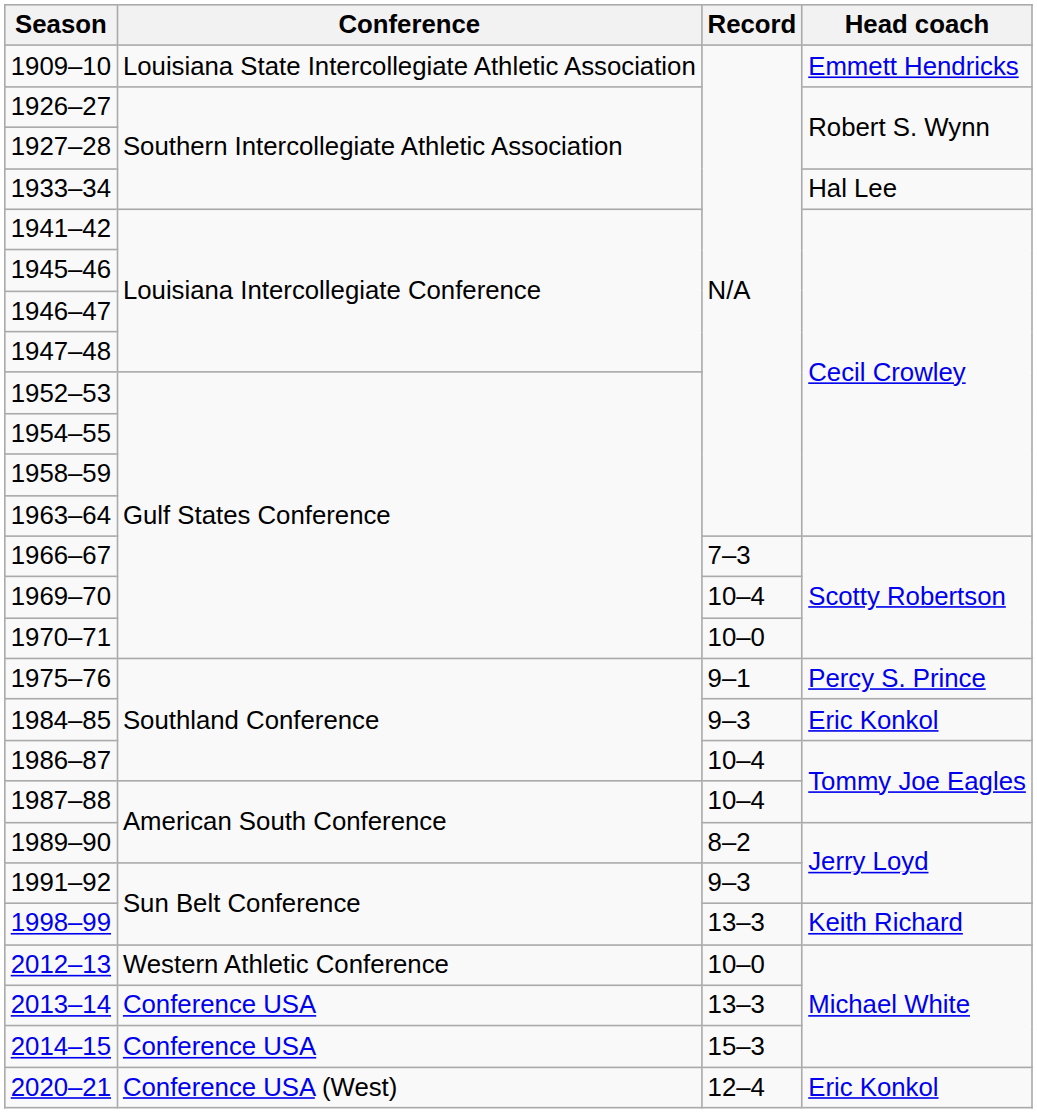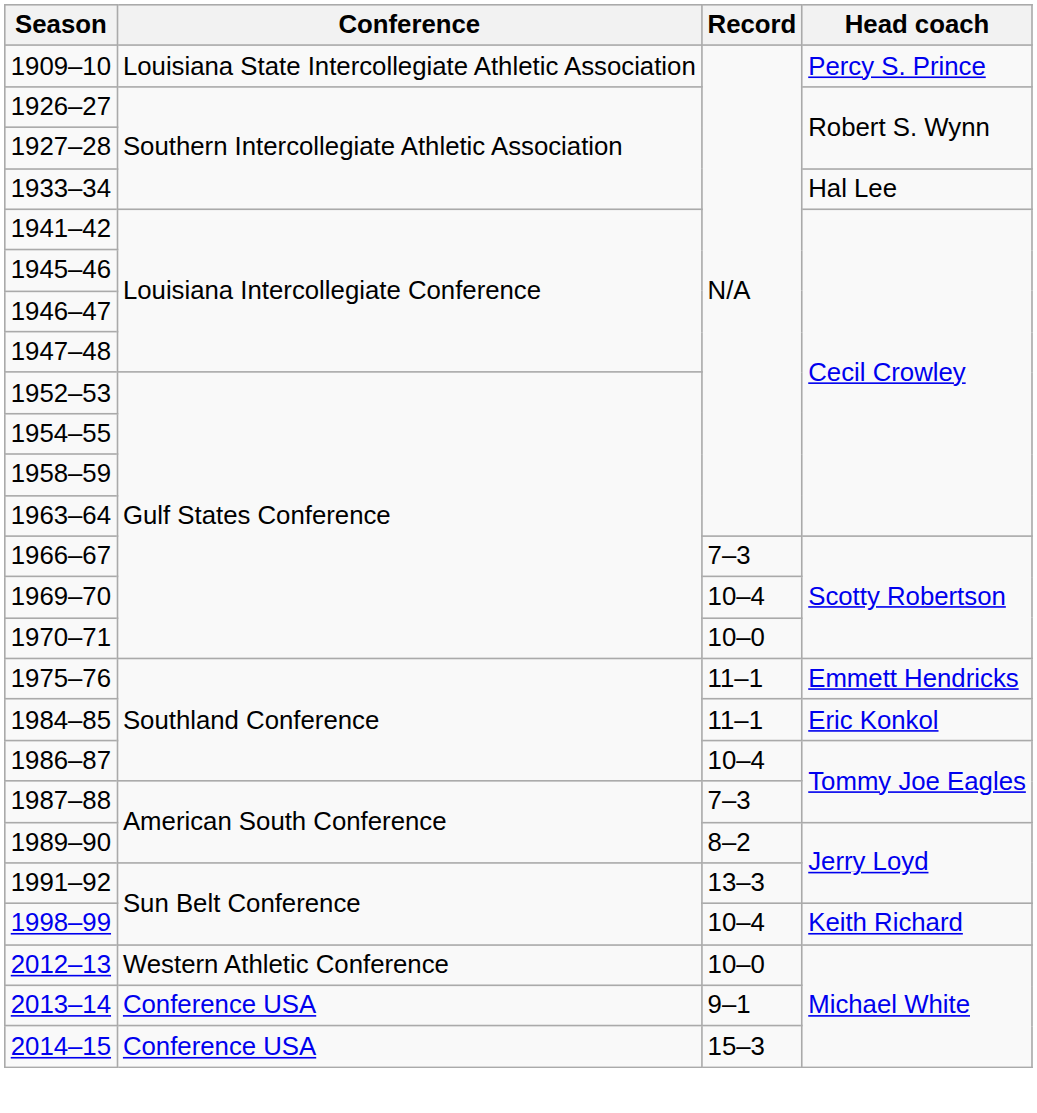(913, 65) Emmett Hendricks -> (897, 65) Percy S. Prince
(729, 678) 9–1 -> (735, 678) 11–1
(897, 678) Percy S. Prince -> (913, 678) Emmett Hendricks
(729, 719) 9–3 -> (735, 719) 11–1
(736, 801) 10–4 -> (729, 801) 7–3
(729, 882) 9–3 -> (736, 882) 13–3
(736, 923) 13–3 -> (736, 923) 10–4
(736, 1005) 13–3 -> (729, 1005) 9–1
- row: (61, 1087)
